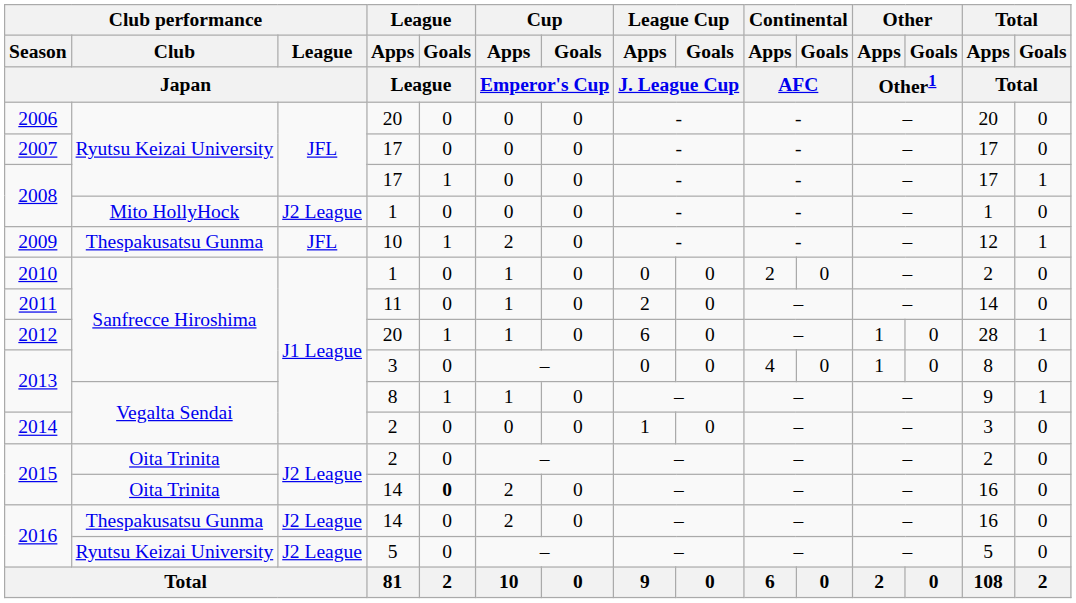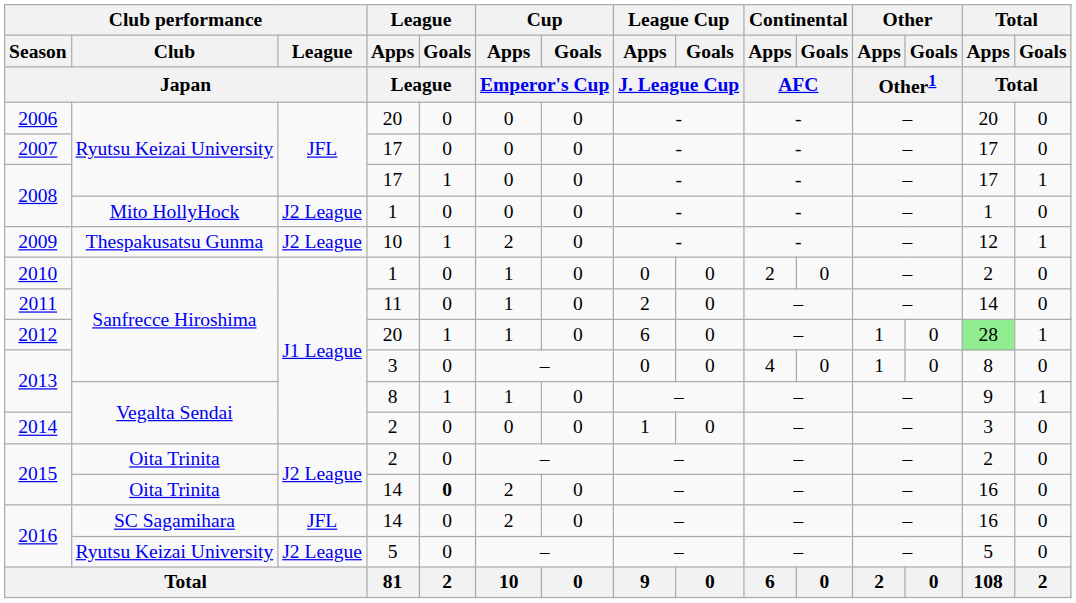(322, 241) JFL -> (322, 241) J2 League
(988, 334) no background -> (988, 334) lightgreen background
(174, 520) Thespakusatsu Gunma -> (174, 520) SC Sagamihara
(322, 520) J2 League -> (322, 520) JFL
